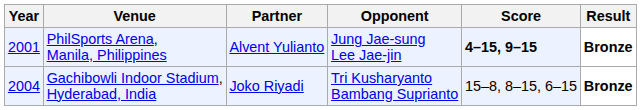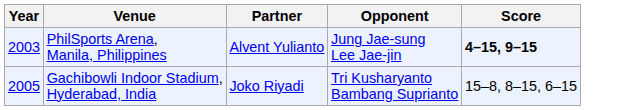- column: (608, 16)
(24, 47) 2001 -> (24, 47) 2003
(24, 86) 2004 -> (24, 86) 2005
